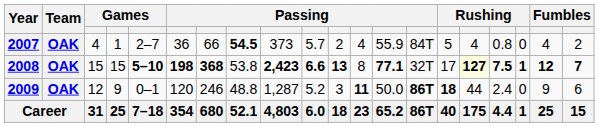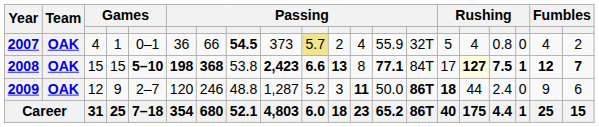(148, 44) 2–7 -> (148, 44) 0–1
(315, 44) no background -> (315, 44) khaki background
(422, 44) 84T -> (422, 44) 32T
(422, 66) 32T -> (422, 66) 84T
(148, 89) 0–1 -> (148, 89) 2–7
